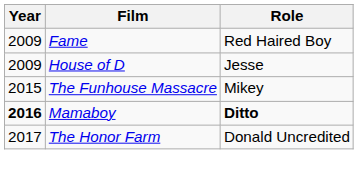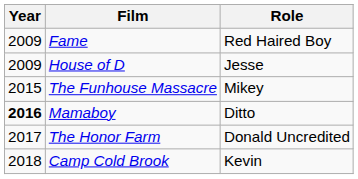(241, 112) bold -> (240, 112) normal
+ row: (109, 161)
